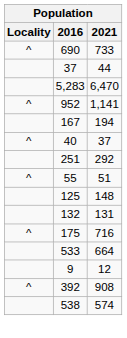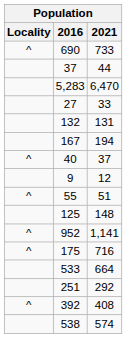+ row: (70, 104)
rows swapped: (70, 104) <-> (70, 214)
rows swapped: (70, 159) <-> (70, 269)
(104, 287) 908 -> (104, 305) 408
